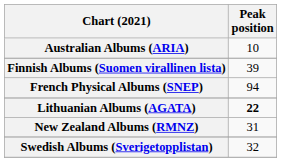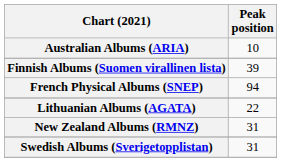(253, 107) bold -> (253, 107) normal
(253, 147) 32 -> (253, 147) 31
